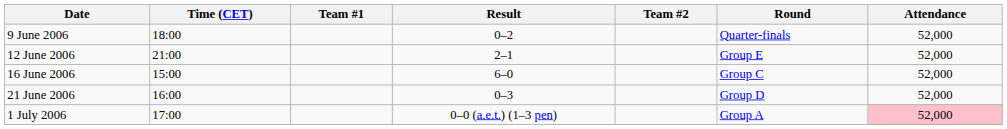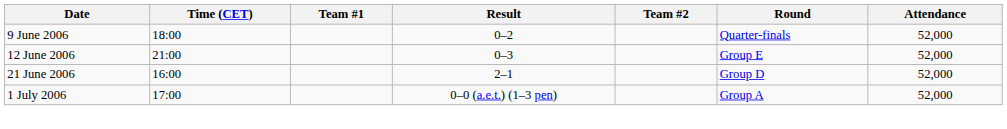(504, 54) 2–1 -> (504, 54) 0–3
- row: (41, 74)
(504, 94) 0–3 -> (504, 74) 2–1
(935, 114) pink background -> (935, 94) no background
